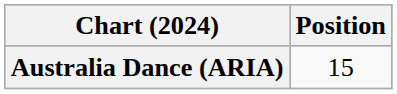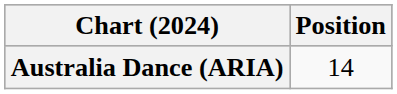(341, 66) 15 -> (341, 66) 14
